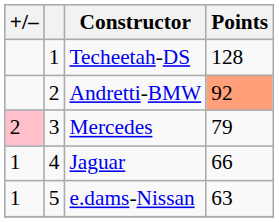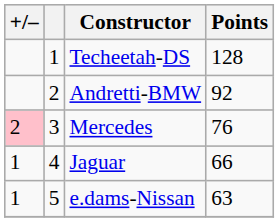(222, 92) lightsalmon background -> (222, 92) no background
(222, 127) 79 -> (222, 127) 76
